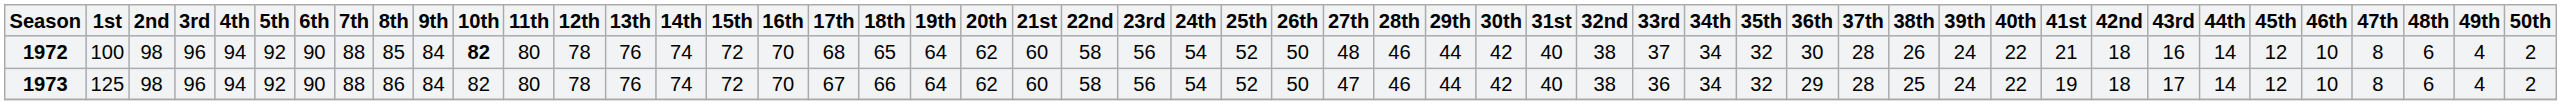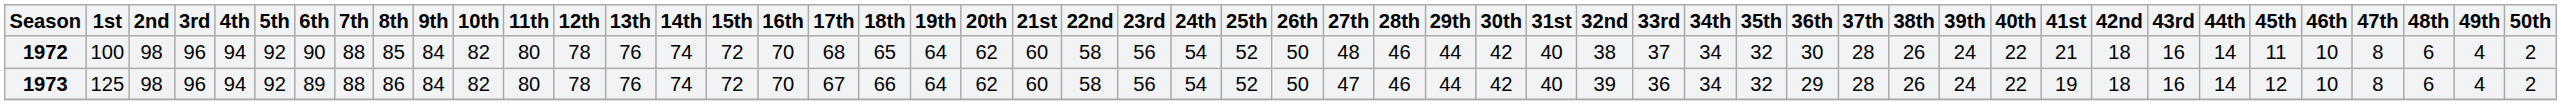(479, 52) bold -> (479, 52) normal
(2276, 52) 12 -> (2276, 52) 11
(314, 84) 90 -> (314, 84) 89
(1605, 84) 38 -> (1605, 84) 39
(1914, 84) 25 -> (1914, 84) 26
(2174, 84) 17 -> (2174, 84) 16
